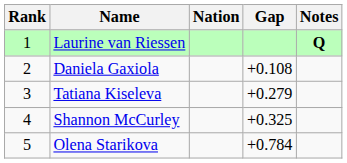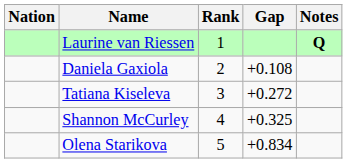columns swapped: (27, 17) <-> (216, 17)
(270, 94) +0.279 -> (270, 94) +0.272
(270, 145) +0.784 -> (270, 145) +0.834
